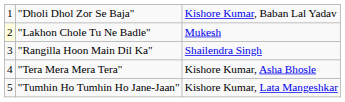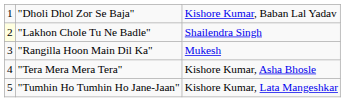(203, 32) Mukesh -> (223, 32) Shailendra Singh
(223, 51) Shailendra Singh -> (203, 51) Mukesh
